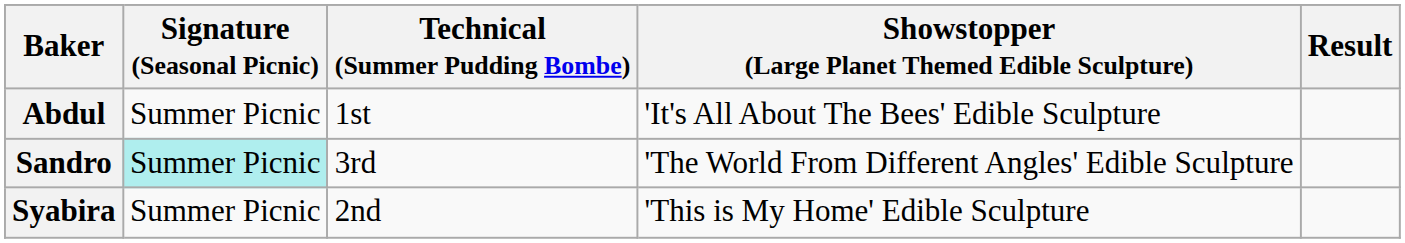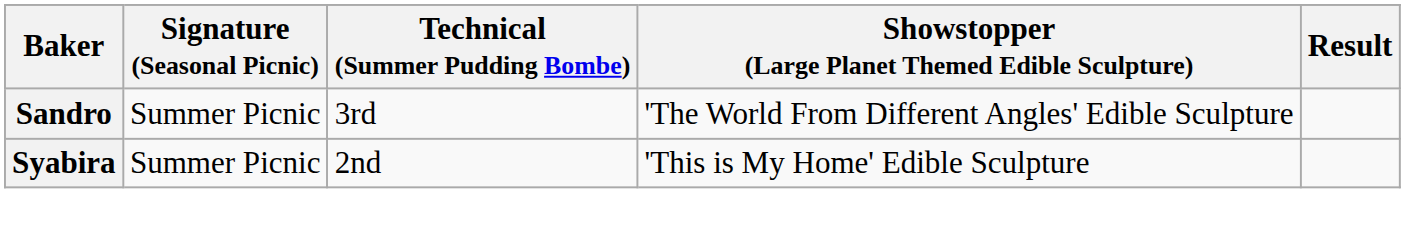- row: (64, 113)
(225, 162) paleturquoise background -> (225, 113) no background
